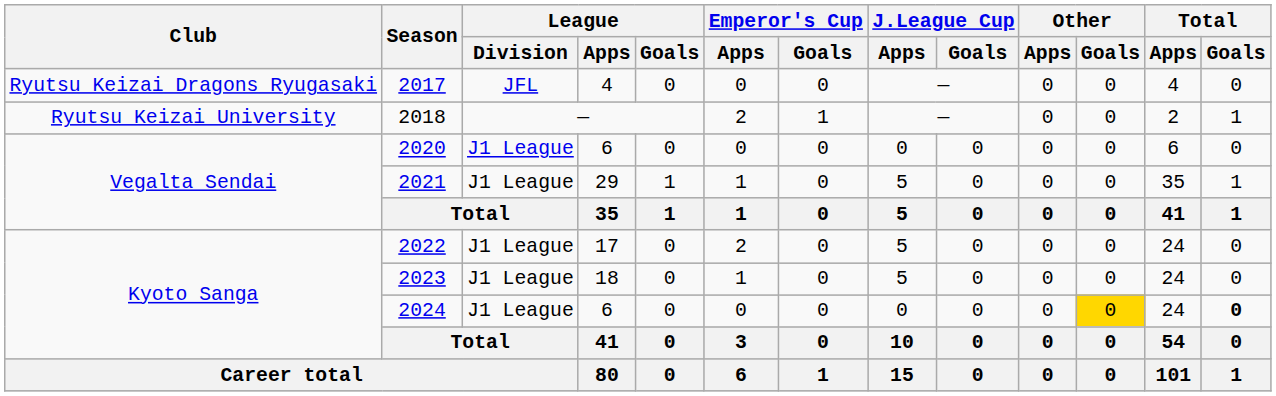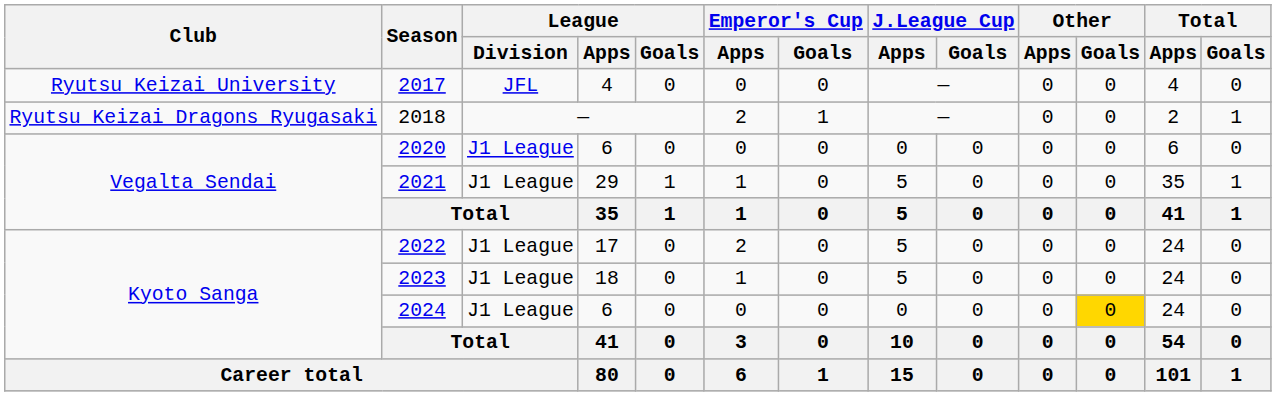(193, 85) Ryutsu Keizai Dragons Ryugasaki -> (193, 85) Ryutsu Keizai University
(193, 117) Ryutsu Keizai University -> (193, 117) Ryutsu Keizai Dragons Ryugasaki
(1236, 311) bold -> (1236, 311) normal
